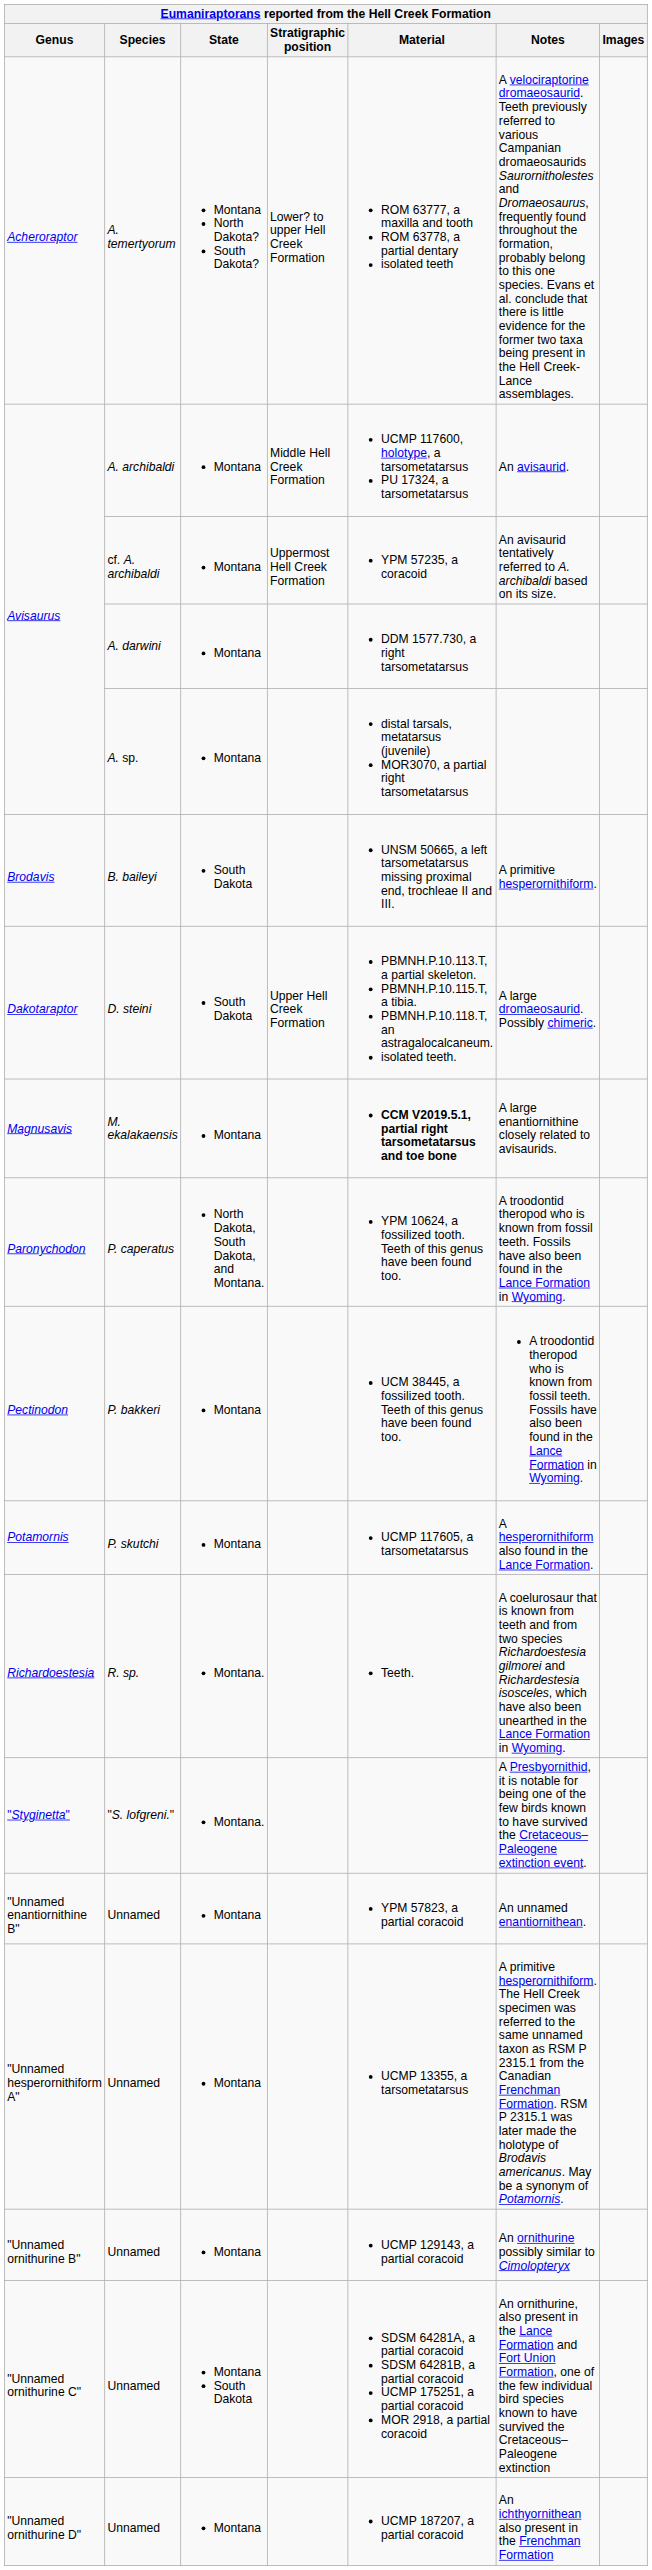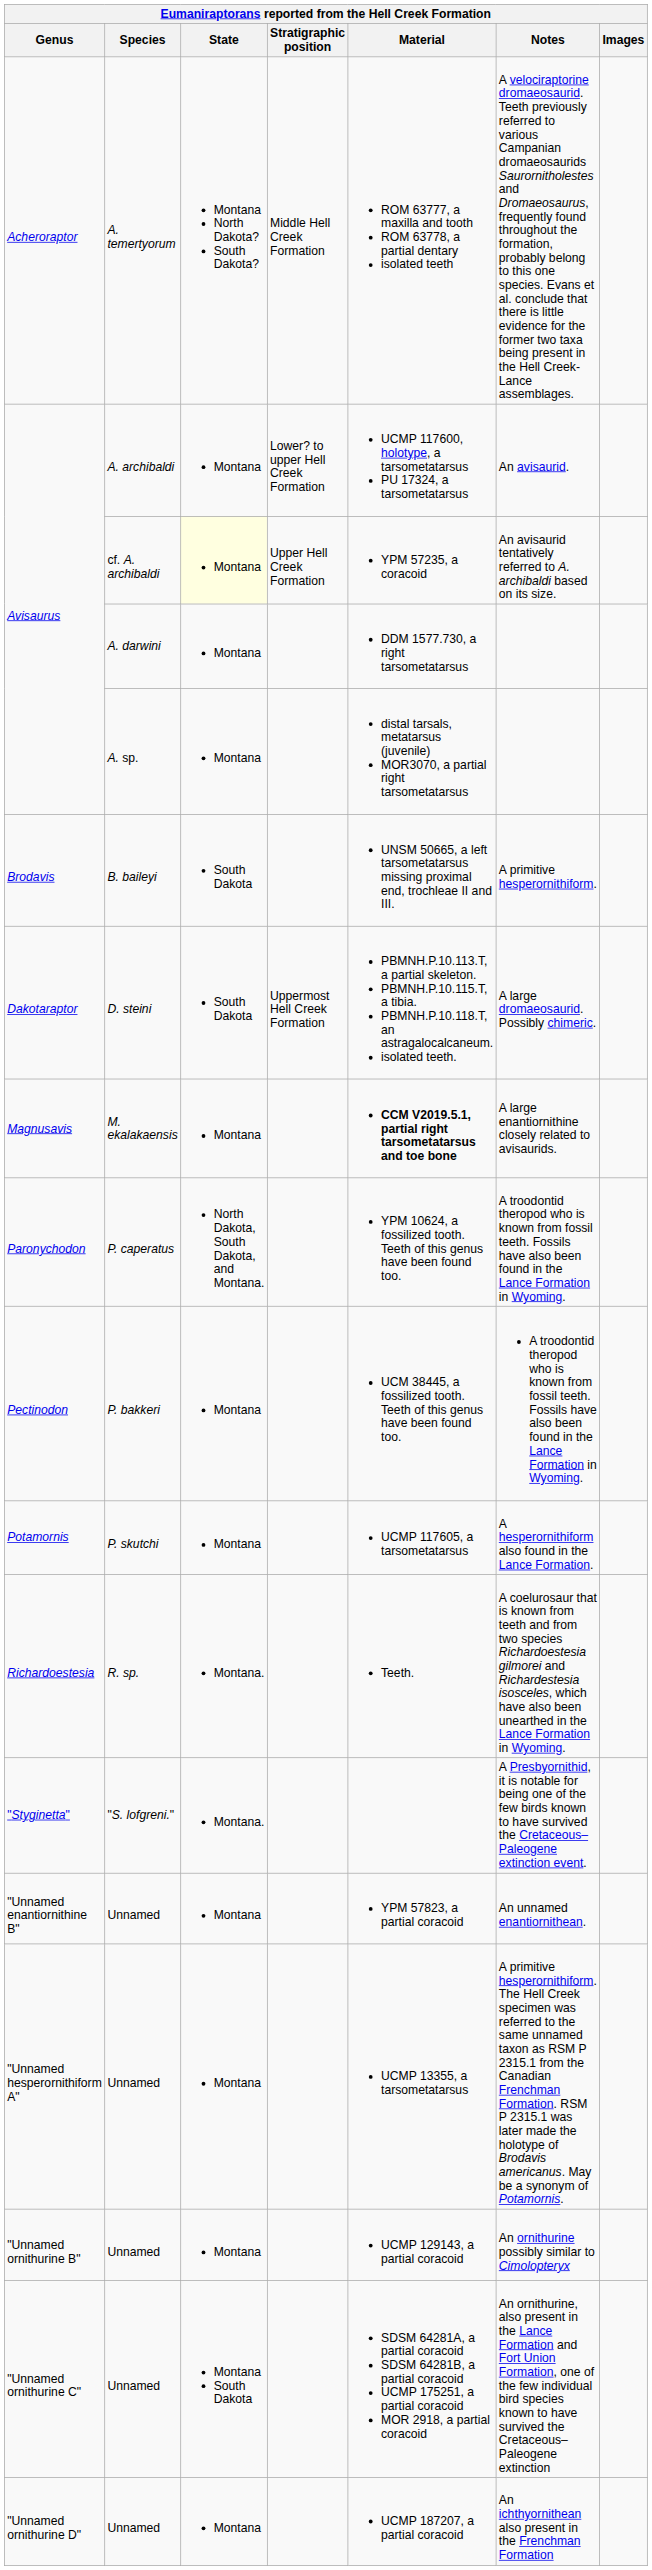(298, 237) Lower? to upper Hell Creek Formation -> (300, 237) Middle Hell Creek Formation
(300, 467) Middle Hell Creek Formation -> (298, 467) Lower? to upper Hell Creek Formation
(224, 567) no background -> (224, 567) lightyellow background
(300, 567) Uppermost Hell Creek Formation -> (299, 567) Upper Hell Creek Formation
(299, 1009) Upper Hell Creek Formation -> (300, 1009) Uppermost Hell Creek Formation
